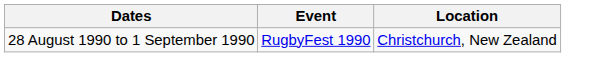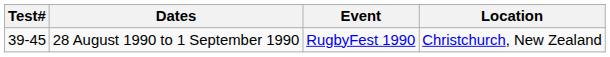+ column: (27, 16)
